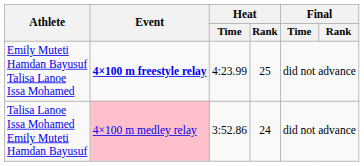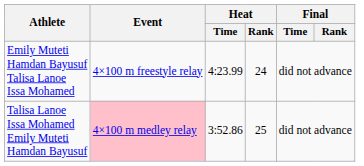(150, 71) bold -> (148, 71) normal
(265, 71) 25 -> (261, 71) 24
(265, 131) 24 -> (261, 131) 25
